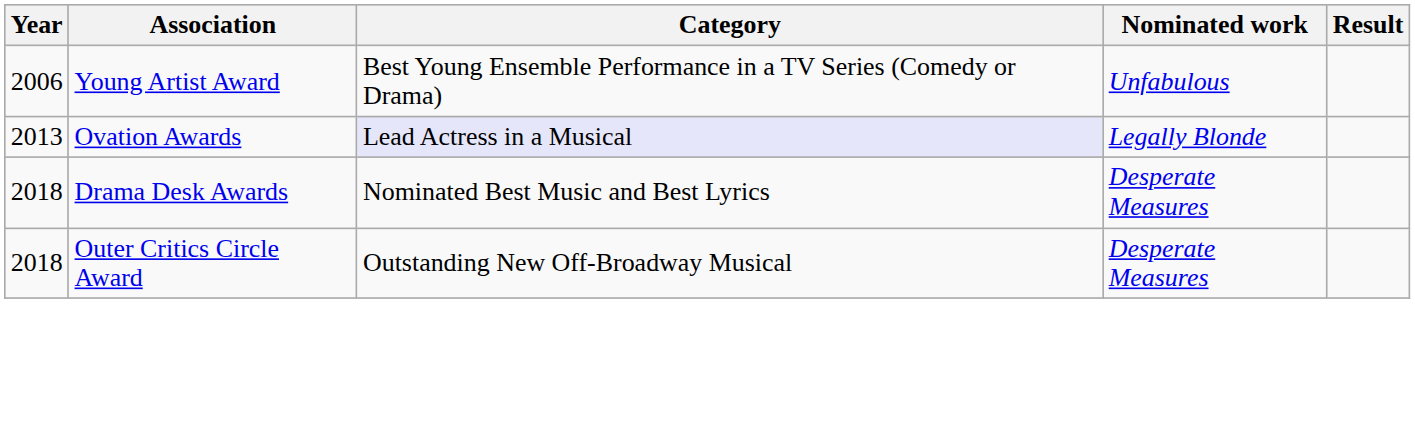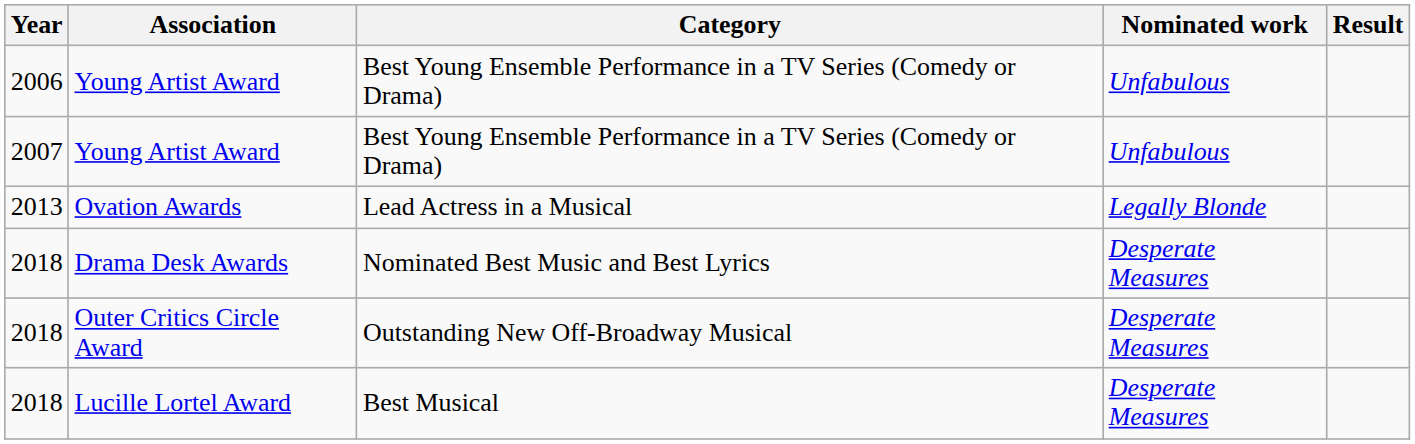+ row: (37, 151)
(498, 136) lavender background -> (498, 206) no background
+ row: (37, 402)
